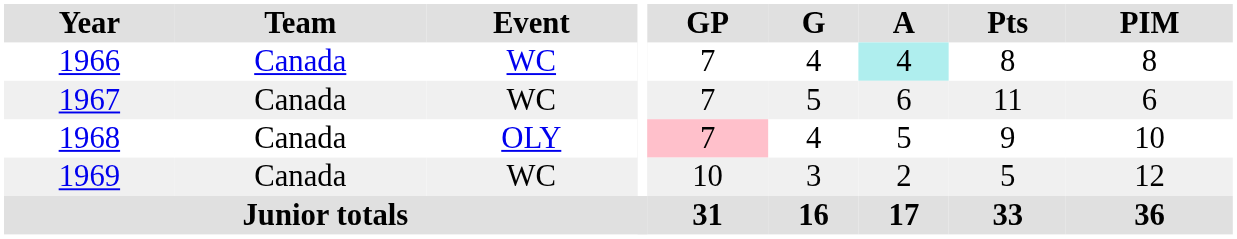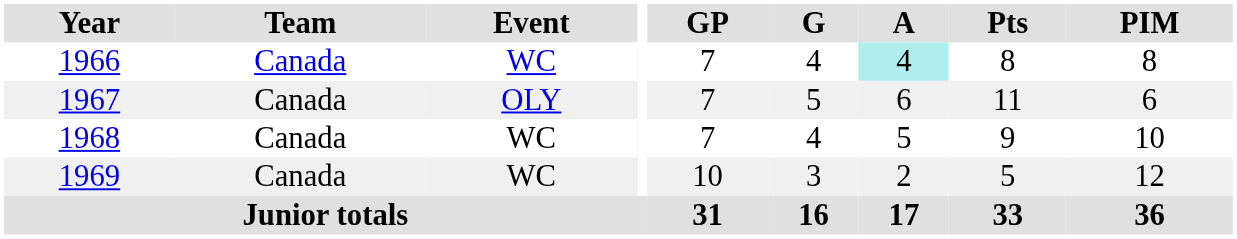(531, 99) WC -> (531, 99) OLY
(531, 137) OLY -> (531, 137) WC
(708, 137) pink background -> (708, 137) no background
